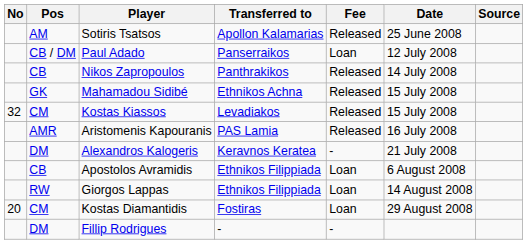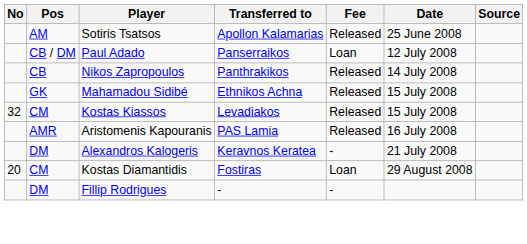- row: (137, 170)
- row: (125, 190)
